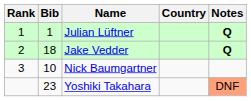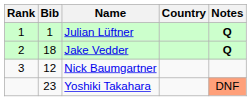(50, 68) 10 -> (50, 68) 12
